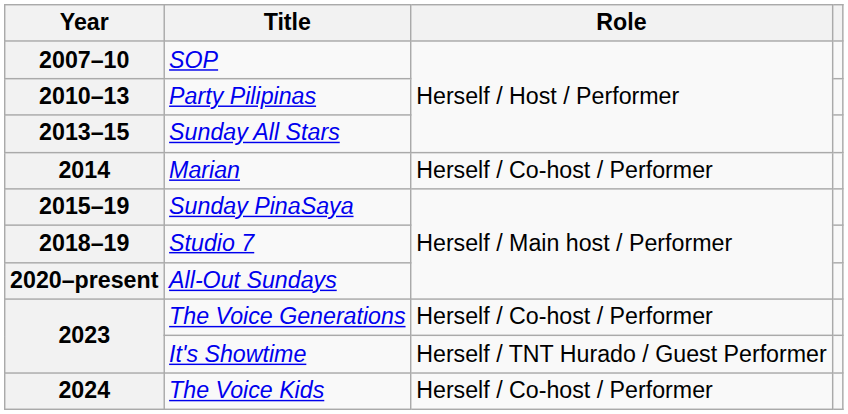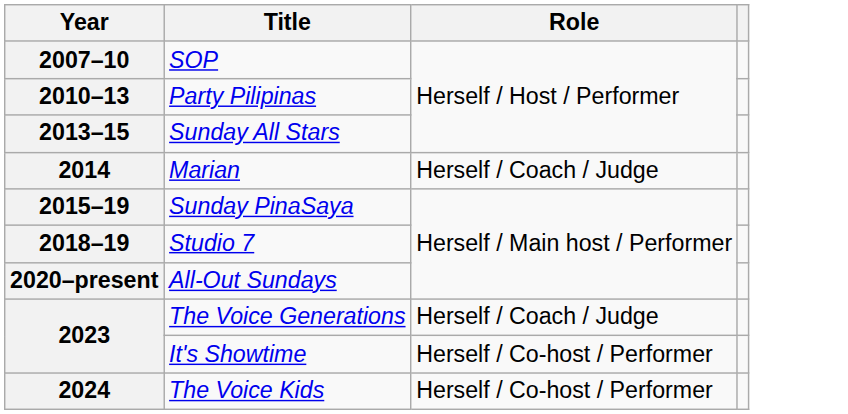(564, 170) Herself / Co-host / Performer -> (537, 170) Herself / Coach / Judge
(564, 317) Herself / Co-host / Performer -> (537, 317) Herself / Coach / Judge
(621, 354) Herself / TNT Hurado / Guest Performer -> (564, 354) Herself / Co-host / Performer
